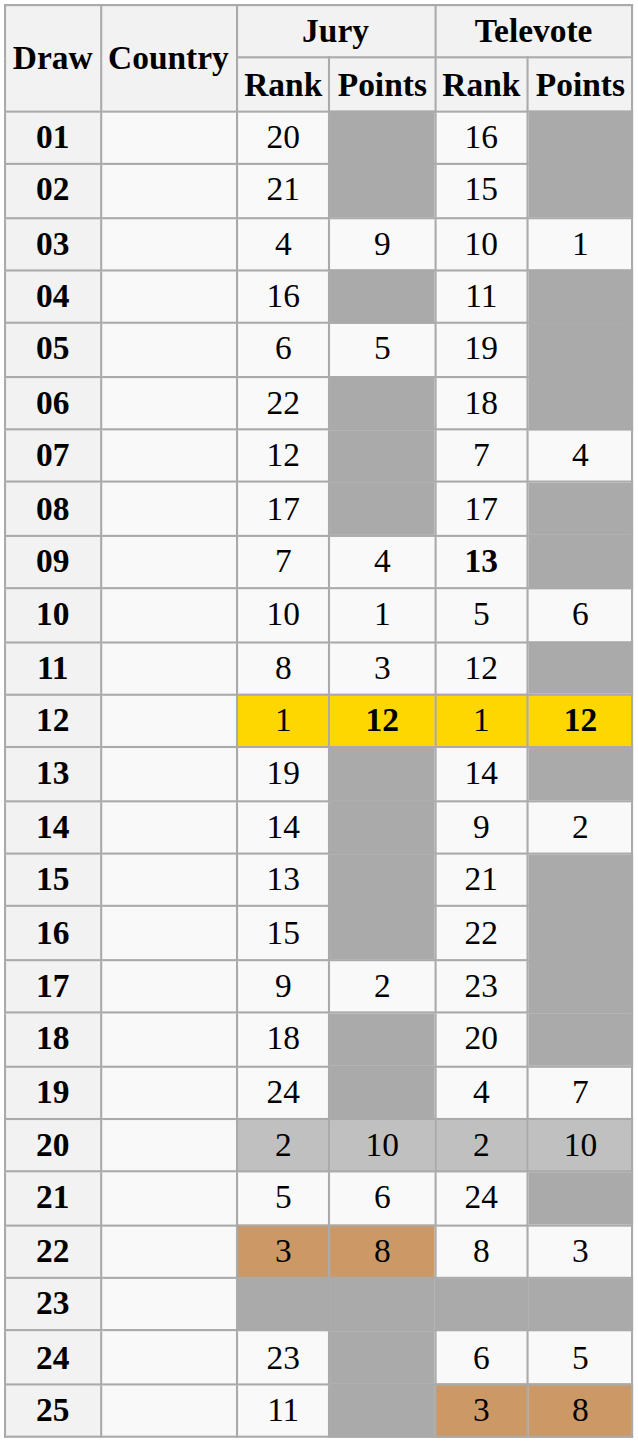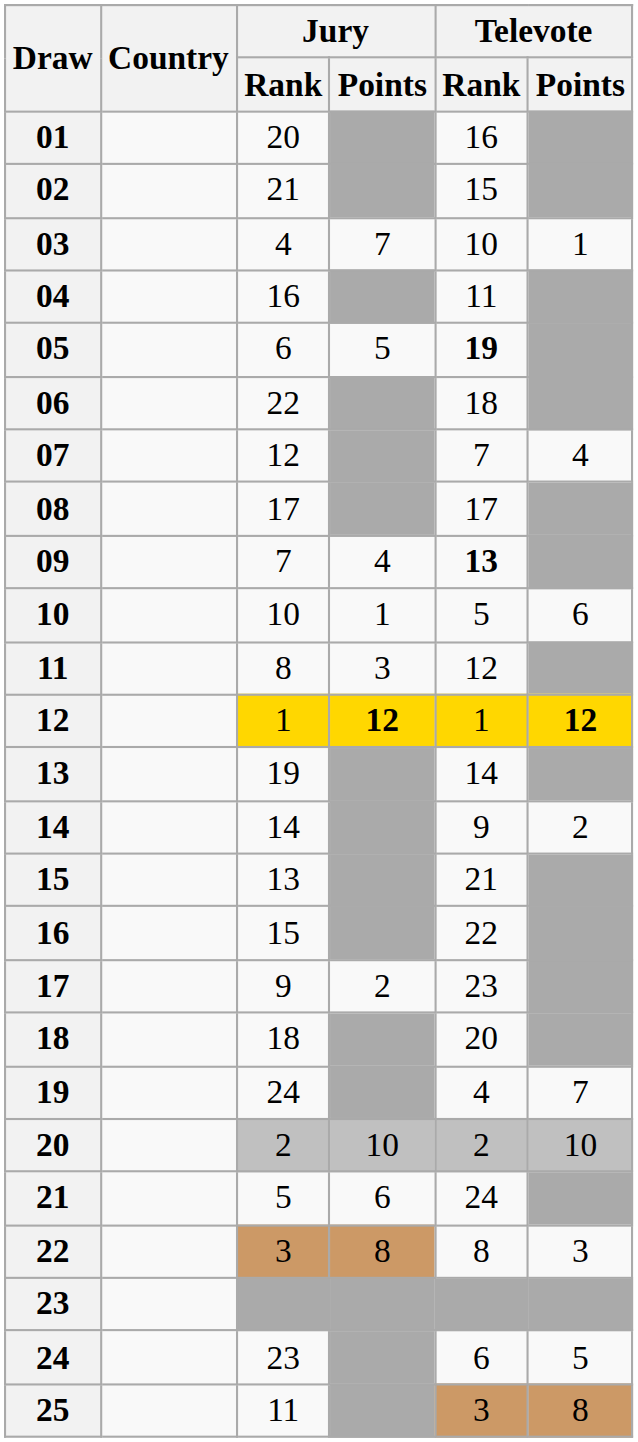(382, 243) 9 -> (382, 243) 7
(481, 349) normal -> (481, 349) bold
